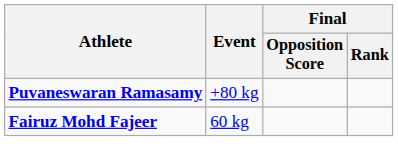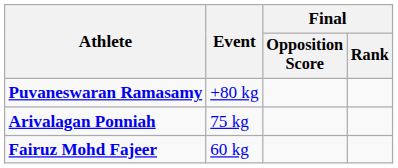+ row: (82, 121)
